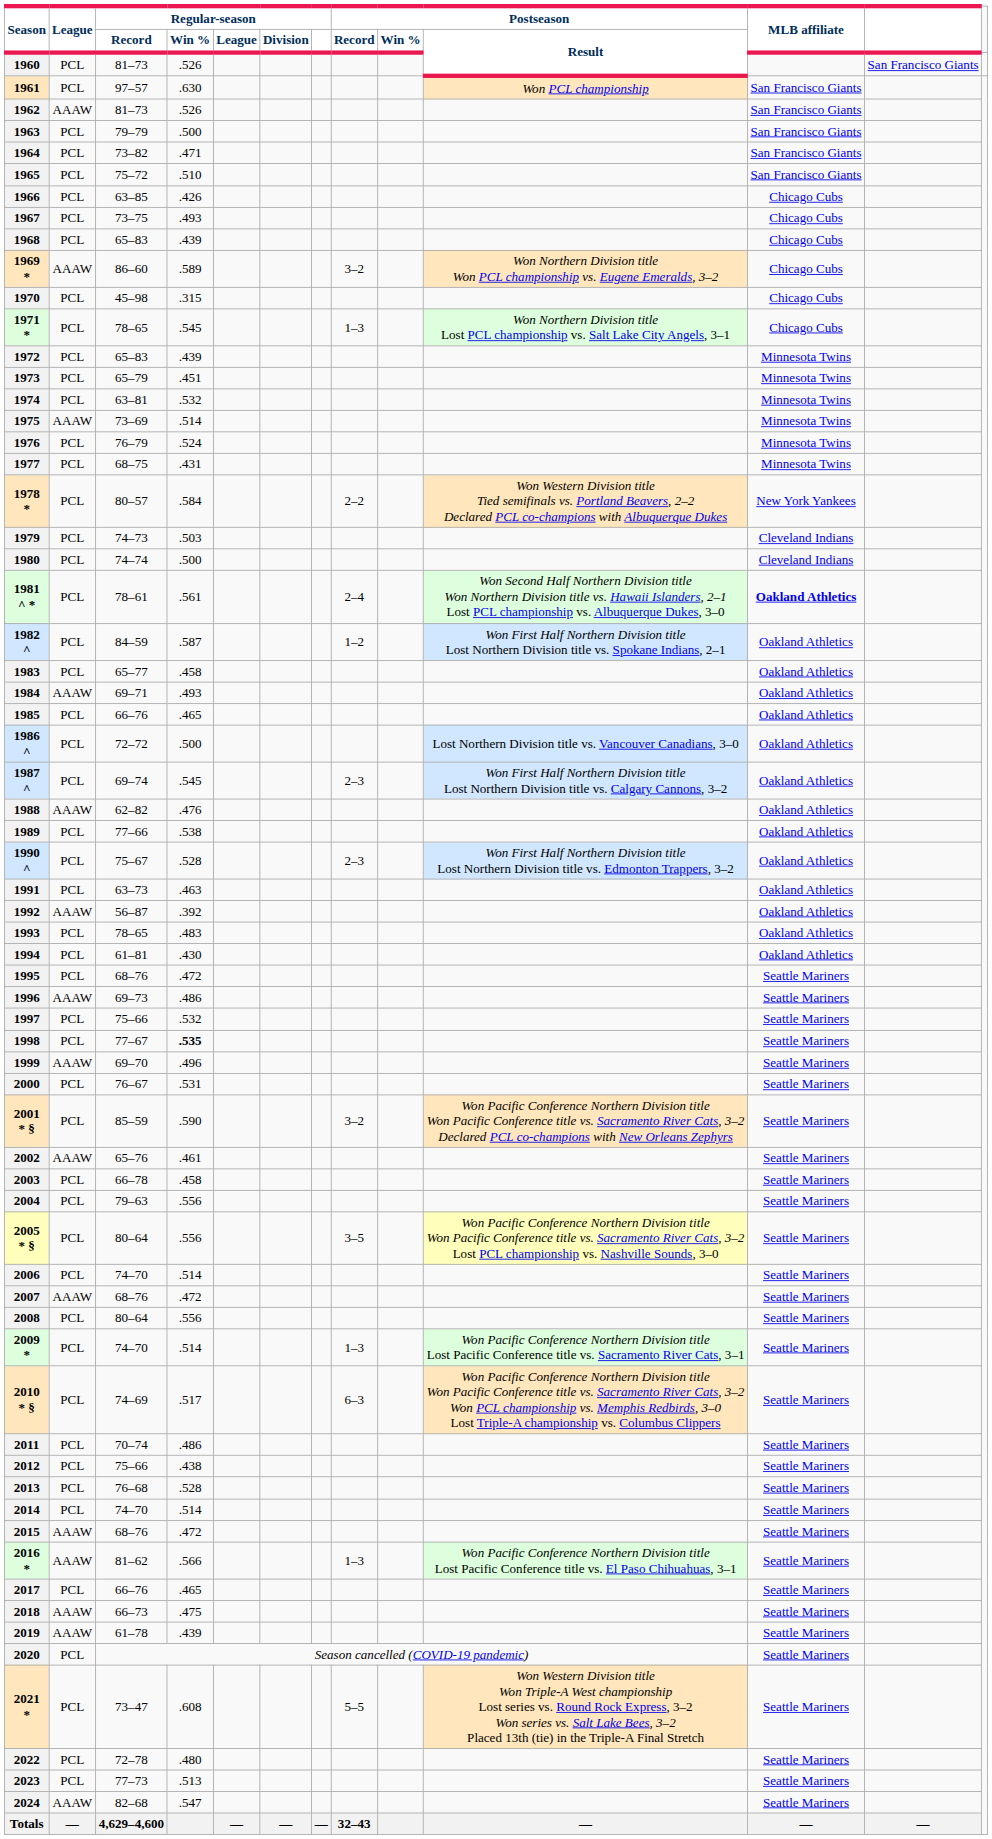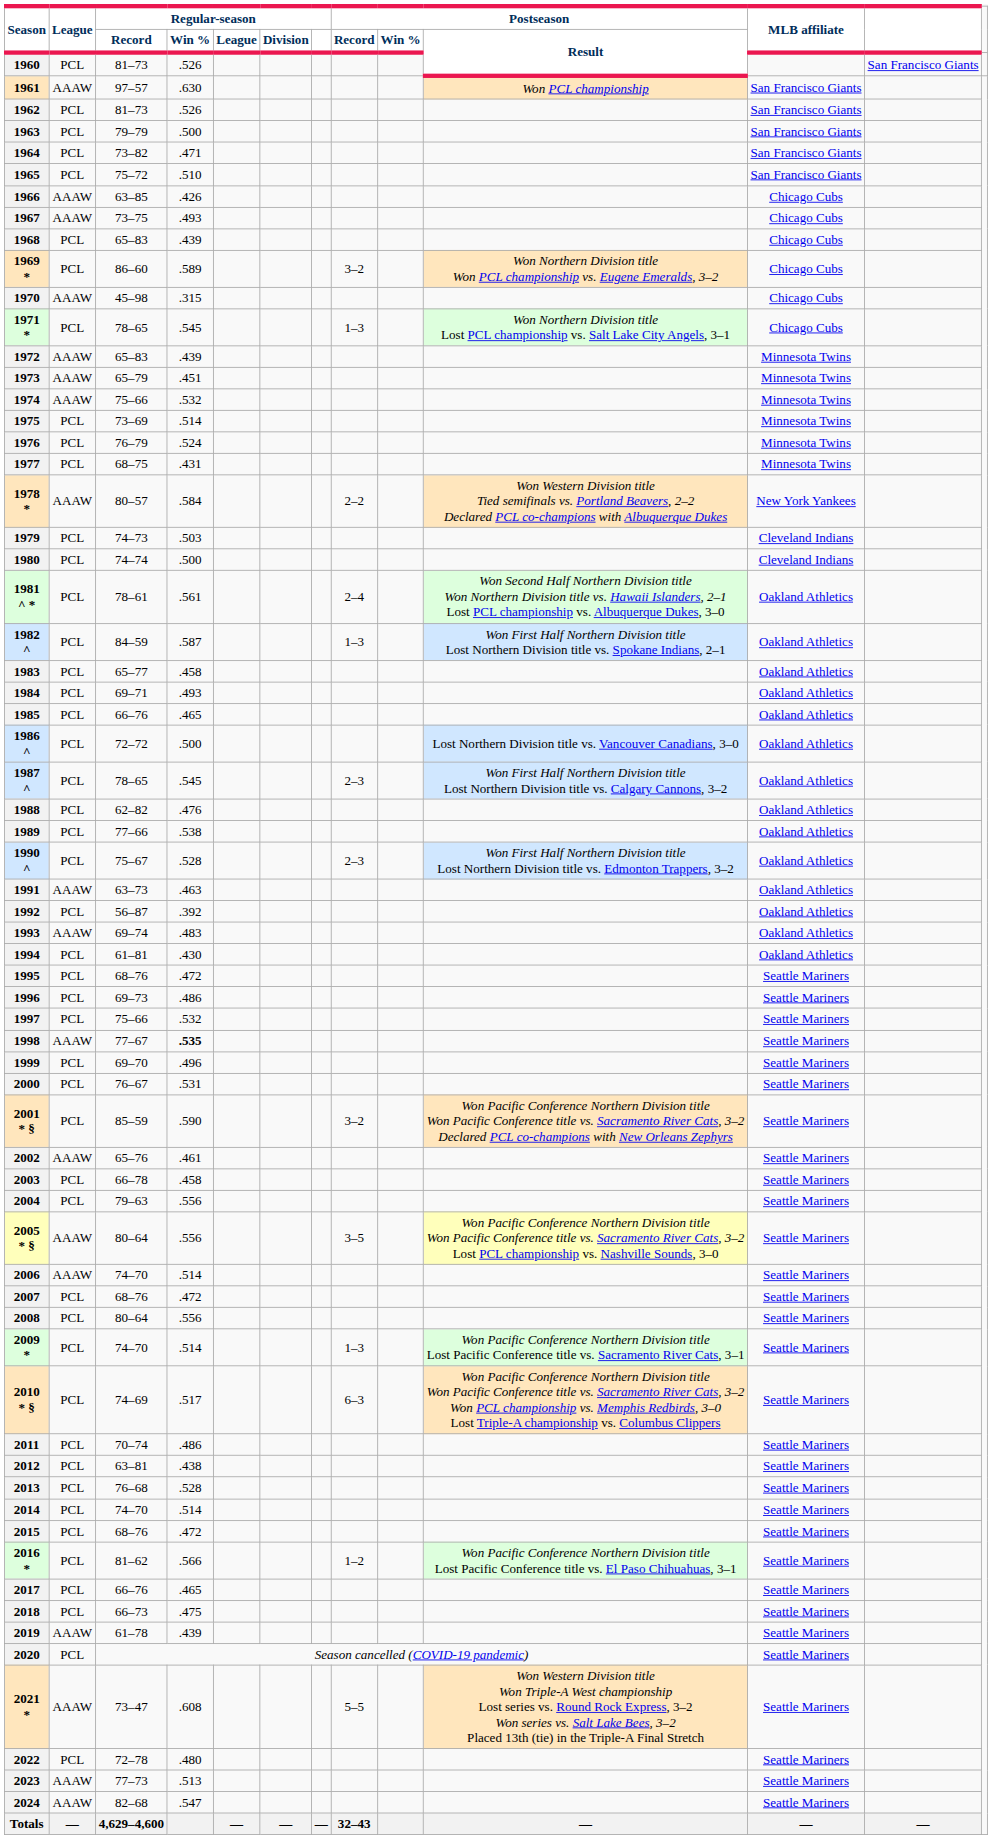(72, 87) PCL -> (72, 87) AAAW
(72, 110) AAAW -> (72, 110) PCL
(72, 196) PCL -> (72, 196) AAAW
(72, 218) PCL -> (72, 218) AAAW
(72, 268) AAAW -> (72, 268) PCL
(72, 298) PCL -> (72, 298) AAAW
(72, 356) PCL -> (72, 356) AAAW
(72, 378) PCL -> (72, 378) AAAW
(72, 399) PCL -> (72, 399) AAAW
(131, 399) 63–81 -> (131, 399) 75–66
(72, 421) AAAW -> (72, 421) PCL
(72, 501) PCL -> (72, 501) AAAW
(806, 597) bold -> (806, 597) normal
(354, 641) 1–2 -> (354, 641) 1–3
(72, 692) AAAW -> (72, 692) PCL
(131, 780) 69–74 -> (131, 780) 78–65
(72, 809) AAAW -> (72, 809) PCL
(72, 890) PCL -> (72, 890) AAAW
(72, 911) AAAW -> (72, 911) PCL
(72, 933) PCL -> (72, 933) AAAW
(131, 933) 78–65 -> (131, 933) 69–74
(72, 997) AAAW -> (72, 997) PCL
(72, 1041) PCL -> (72, 1041) AAAW
(72, 1062) AAAW -> (72, 1062) PCL
(72, 1238) PCL -> (72, 1238) AAAW
(72, 1275) PCL -> (72, 1275) AAAW
(72, 1296) AAAW -> (72, 1296) PCL
(131, 1466) 75–66 -> (131, 1466) 63–81
(72, 1531) AAAW -> (72, 1531) PCL
(72, 1560) AAAW -> (72, 1560) PCL
(354, 1560) 1–3 -> (354, 1560) 1–2
(72, 1611) AAAW -> (72, 1611) PCL
(72, 1707) PCL -> (72, 1707) AAAW
(72, 1781) PCL -> (72, 1781) AAAW
